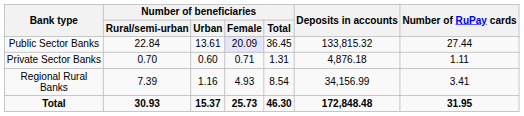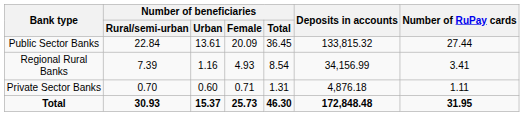(244, 44) lavender background -> (244, 44) no background
rows swapped: (54, 82) <-> (54, 60)
